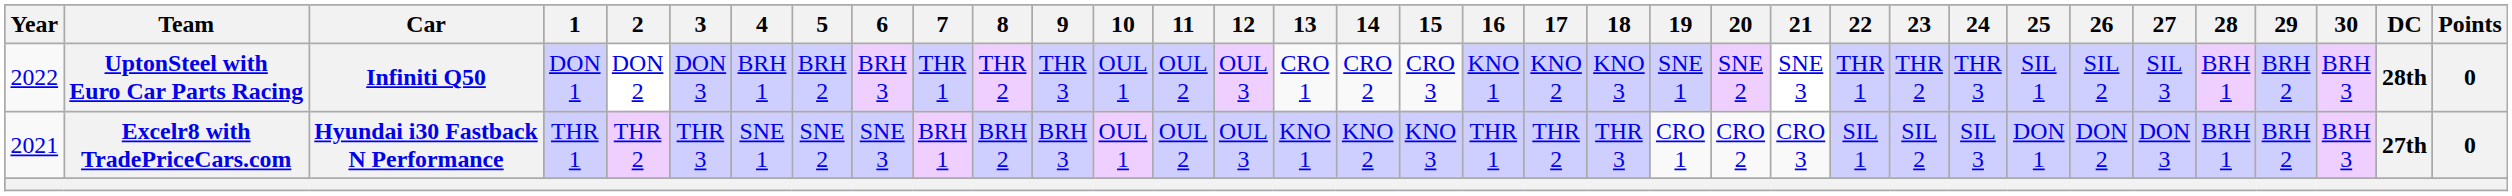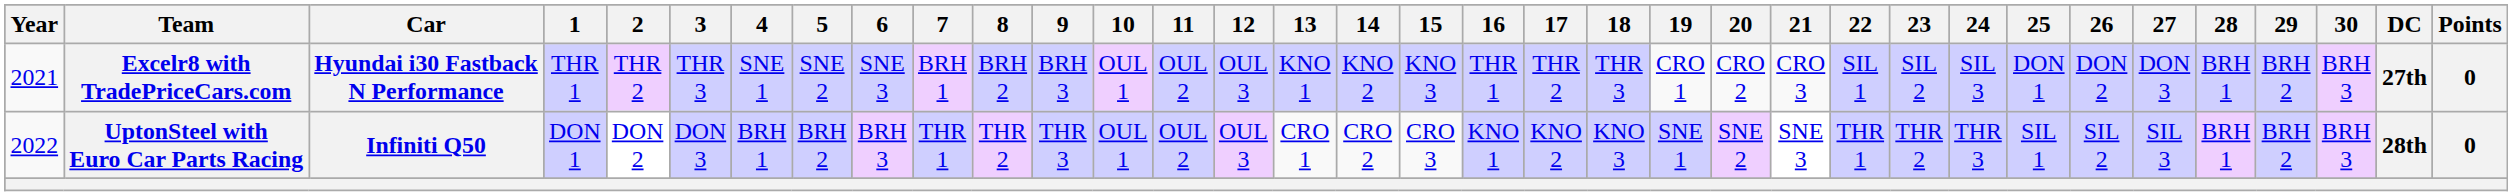rows swapped: (186, 144) <-> (186, 76)
